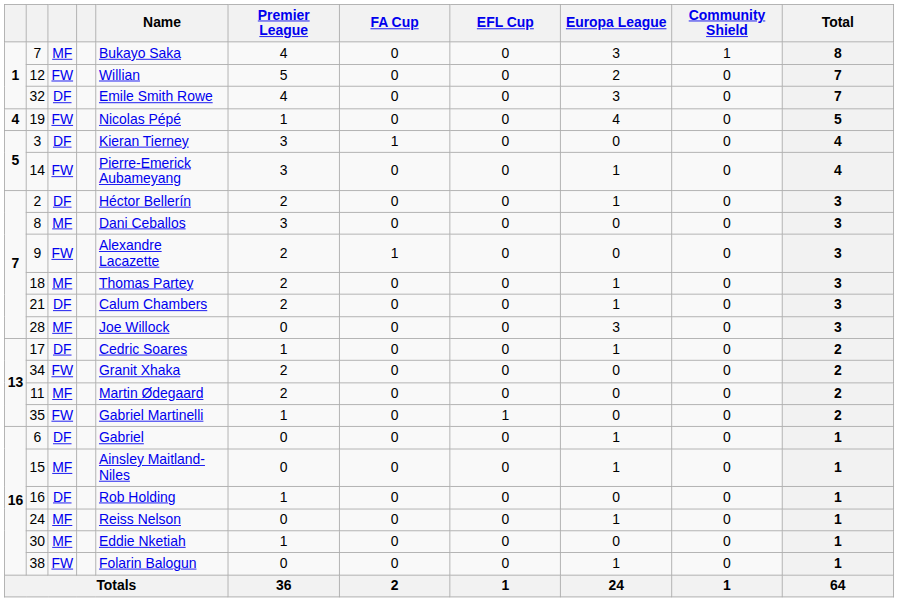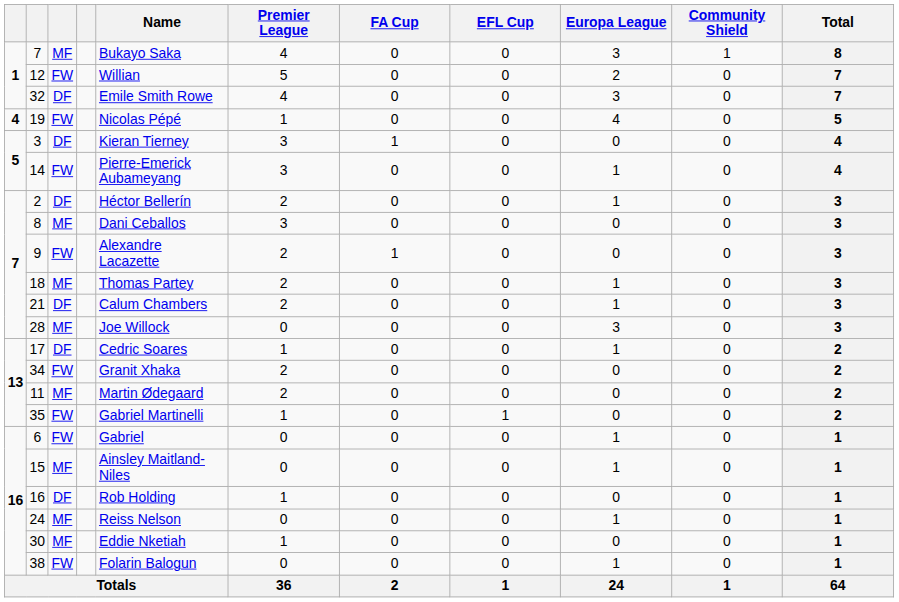(62, 437) DF -> (62, 437) FW
